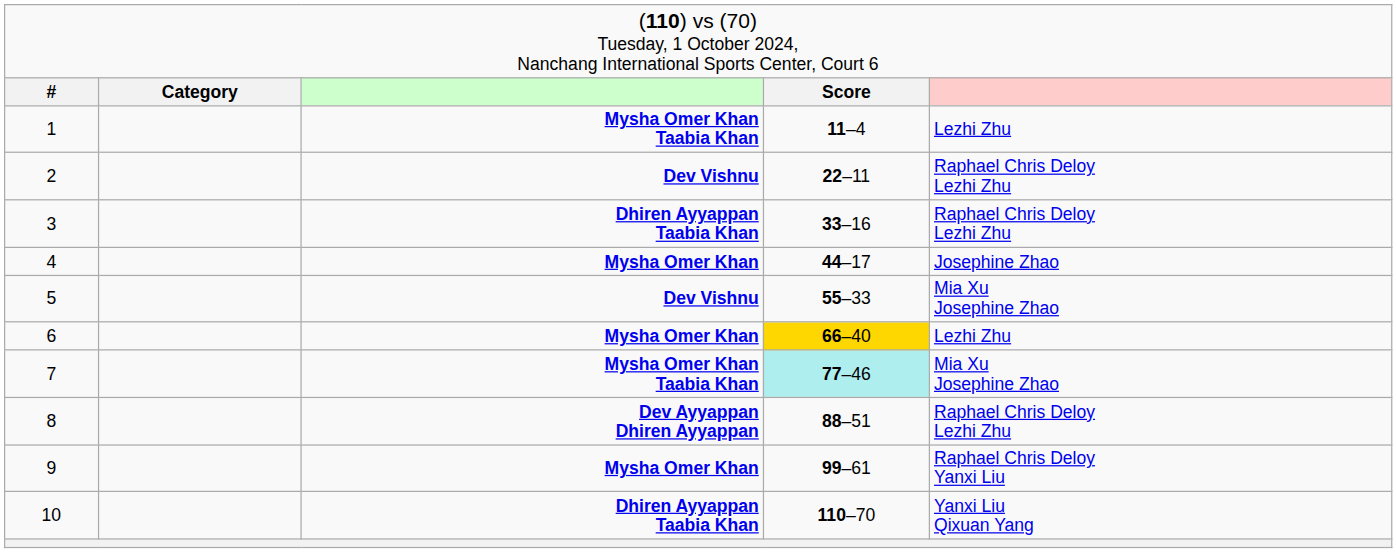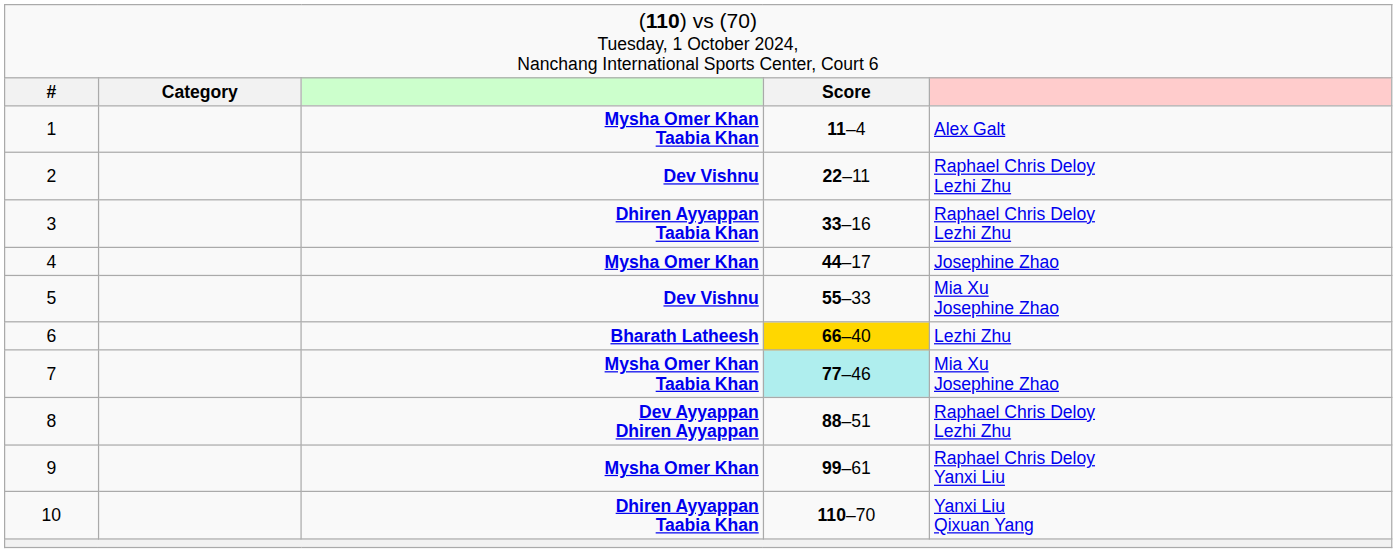(973, 129) Lezhi Zhu -> (970, 129) Alex Galt
(682, 336) Mysha Omer Khan -> (685, 336) Bharath Latheesh
